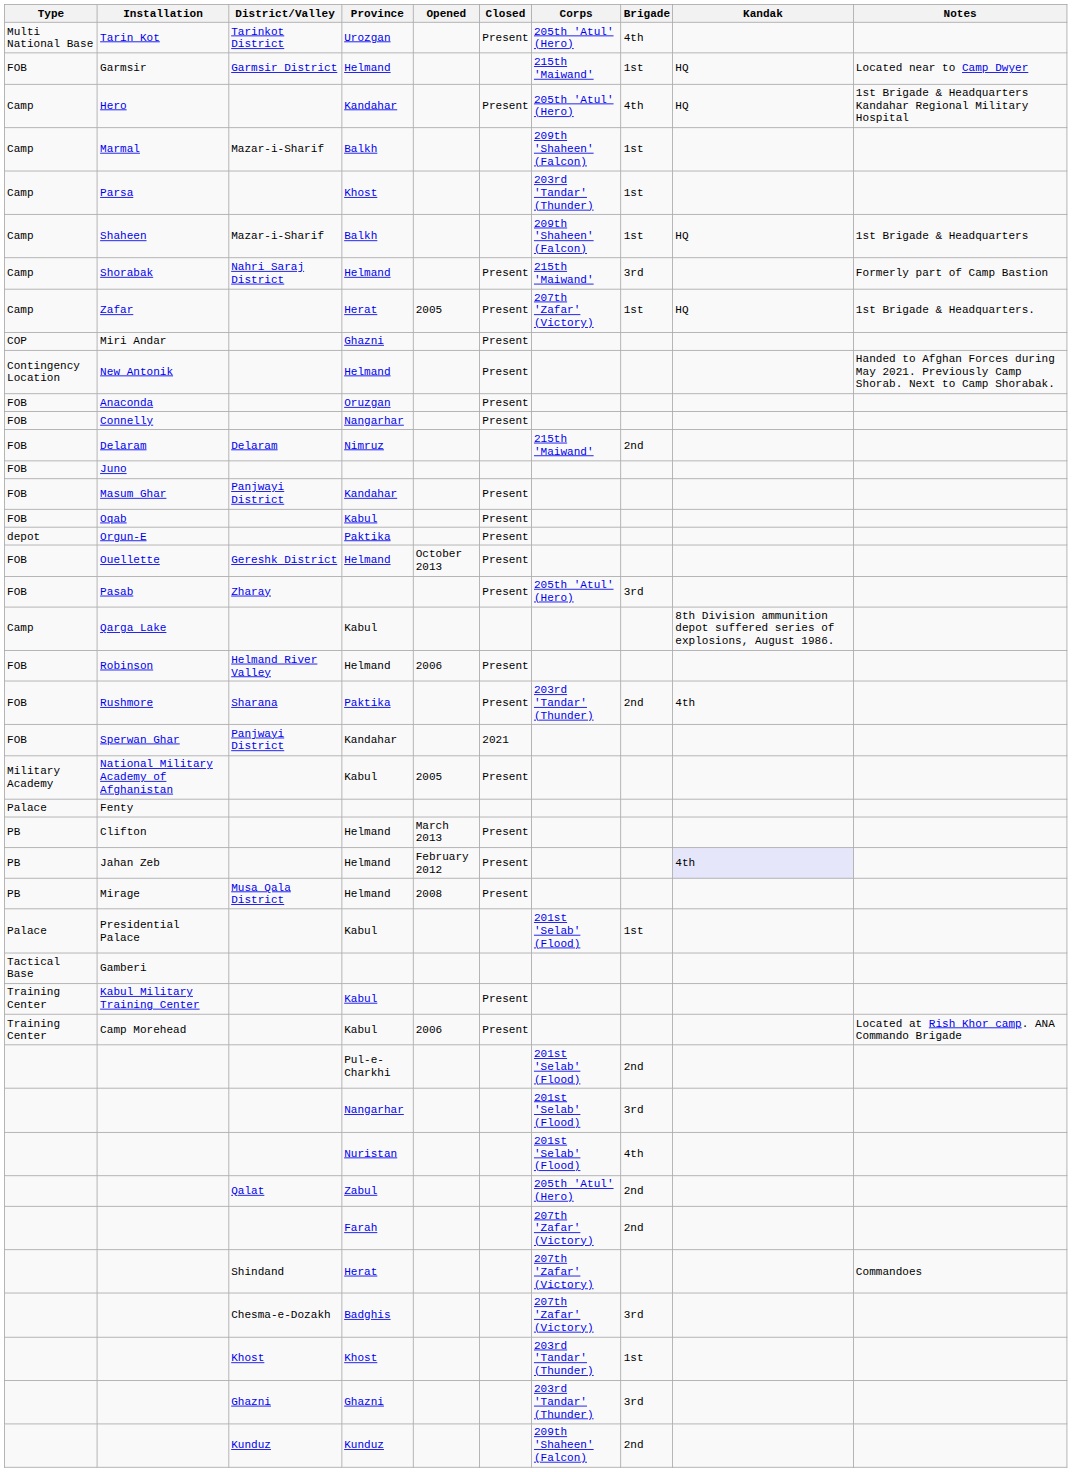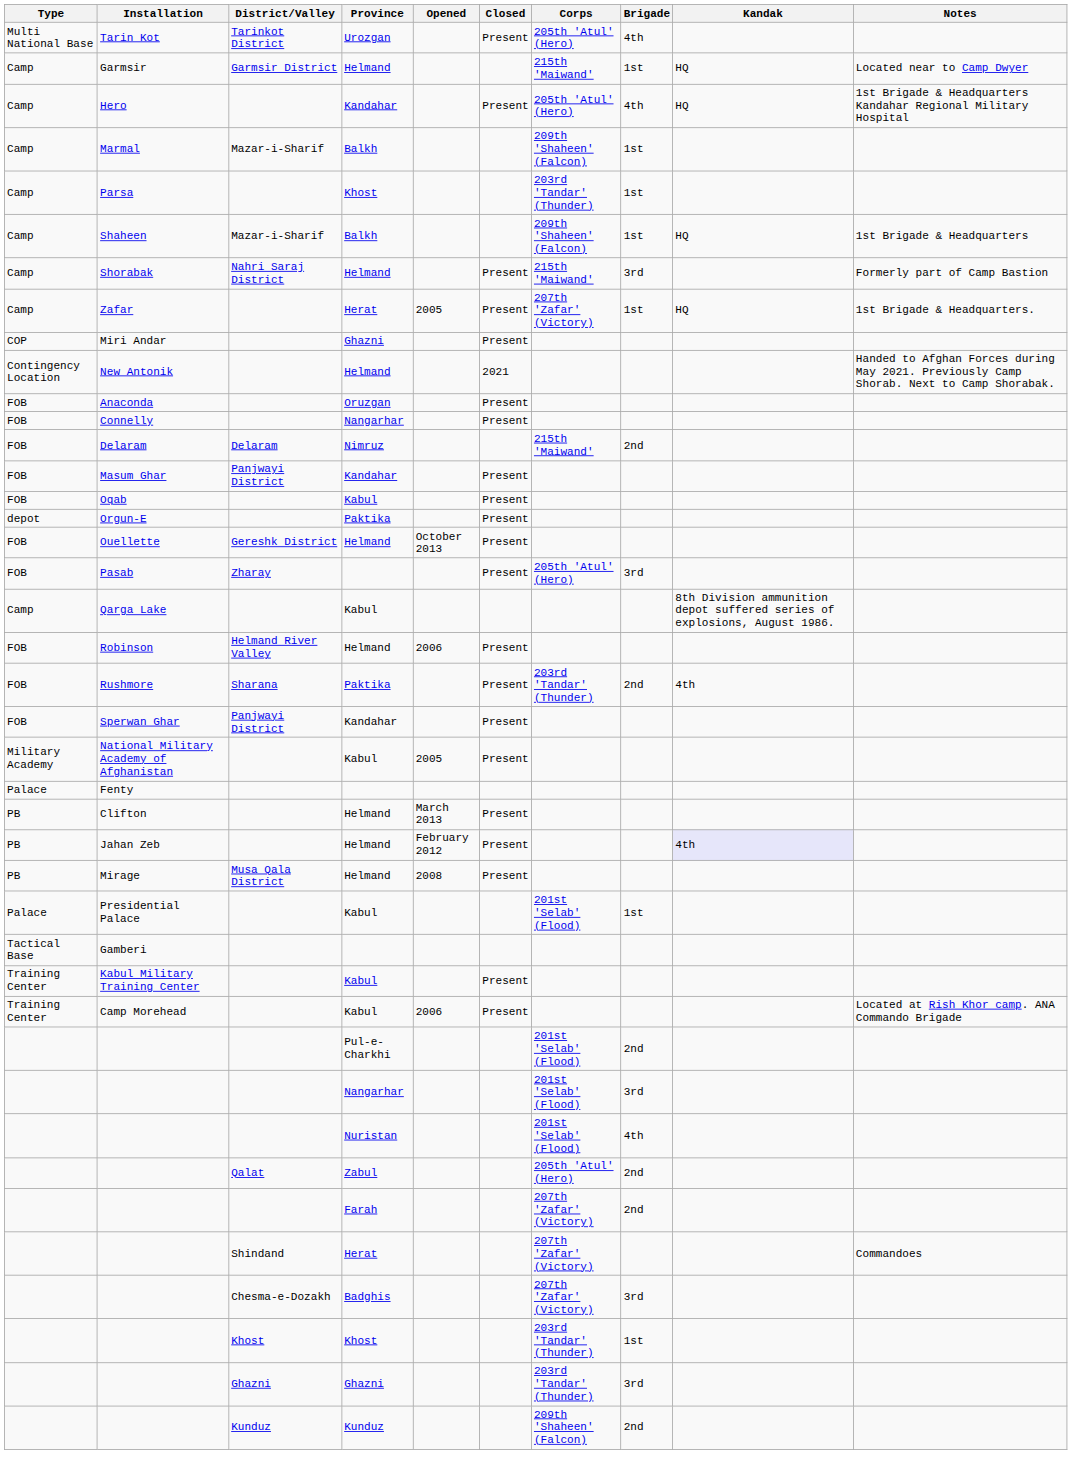(17, 69) FOB -> (20, 69) Camp
(505, 372) Present -> (496, 372) 2021
- row: (113, 470)
(496, 740) 2021 -> (505, 722) Present
